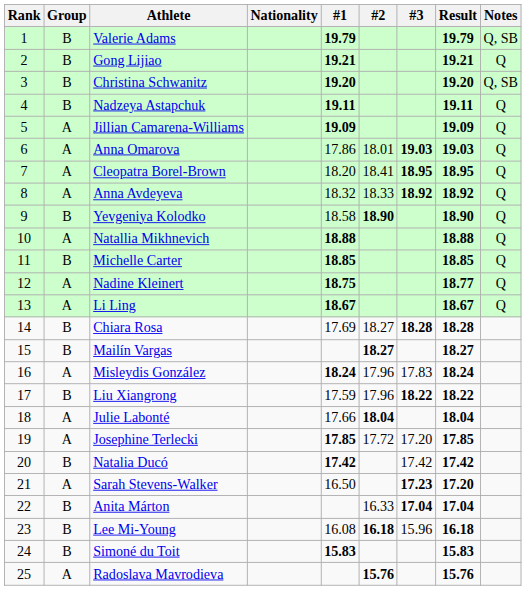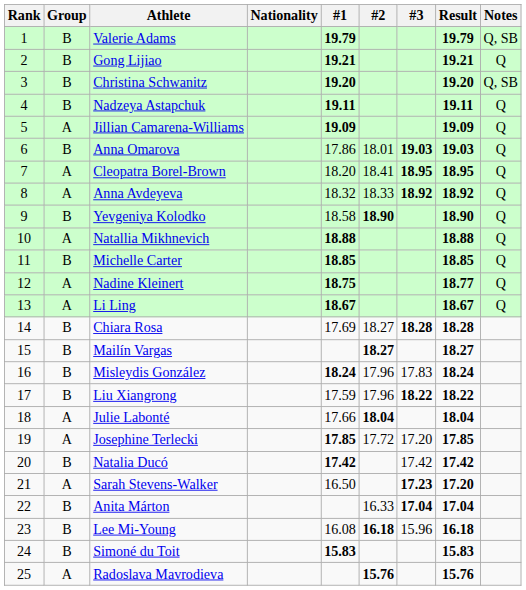(67, 149) A -> (67, 149) B
(67, 372) A -> (67, 372) B
